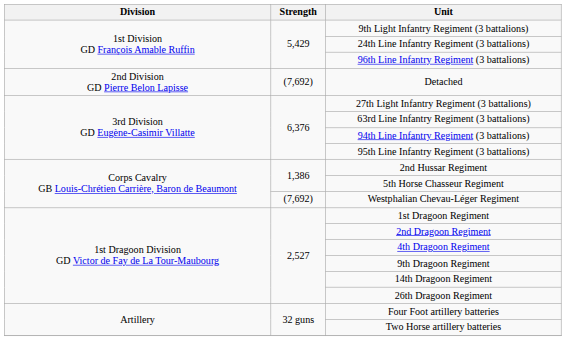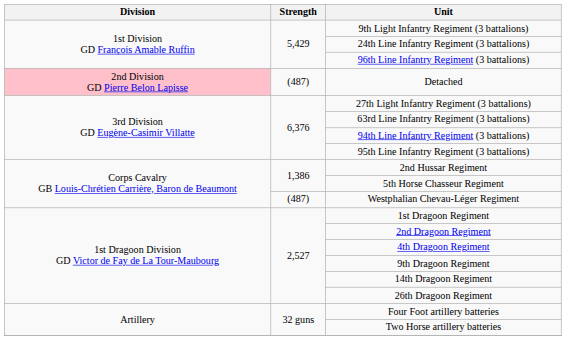(138, 82) no background -> (138, 82) pink background
(298, 82) (7,692) -> (298, 82) (487)
(298, 199) (7,692) -> (298, 199) (487)
